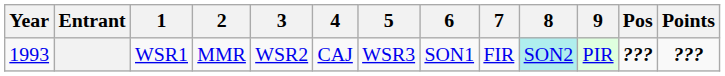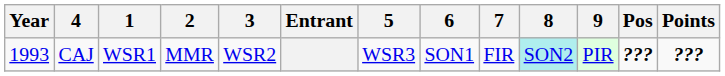columns swapped: (92, 21) <-> (335, 21)
